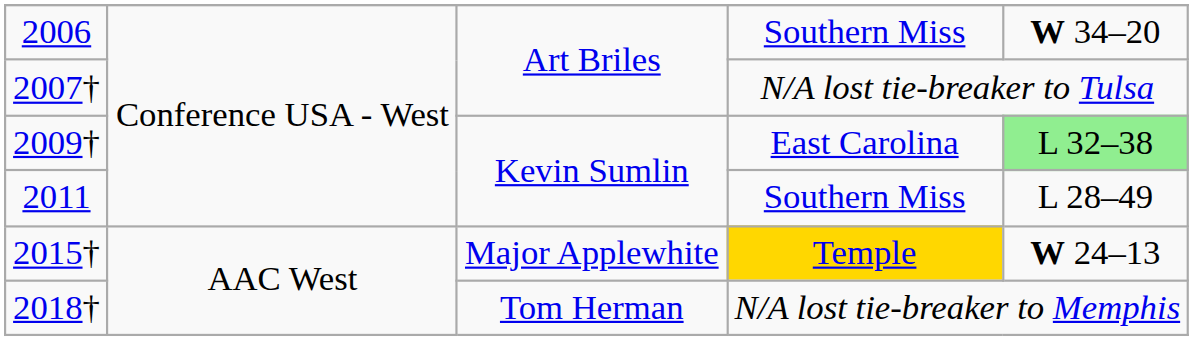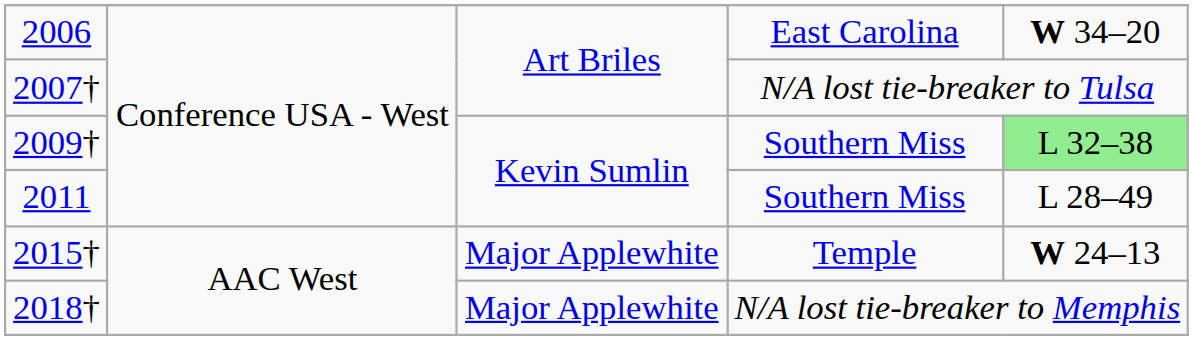(865, 32) Southern Miss -> (865, 32) East Carolina
(865, 142) East Carolina -> (865, 142) Southern Miss
(865, 252) gold background -> (865, 252) no background
(592, 307) Tom Herman -> (592, 307) Major Applewhite
